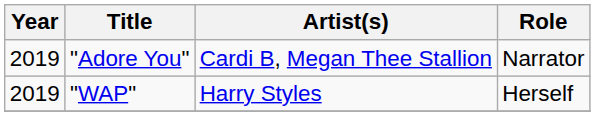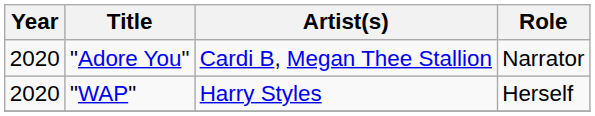(35, 57) 2019 -> (35, 57) 2020
(35, 93) 2019 -> (35, 93) 2020
